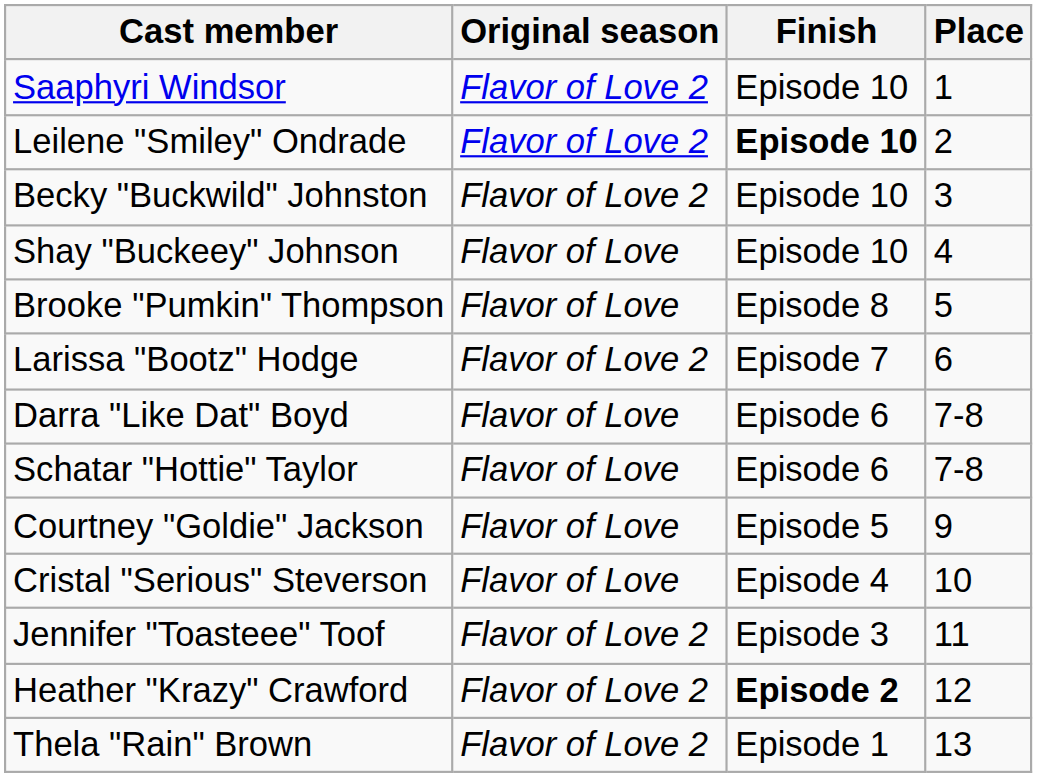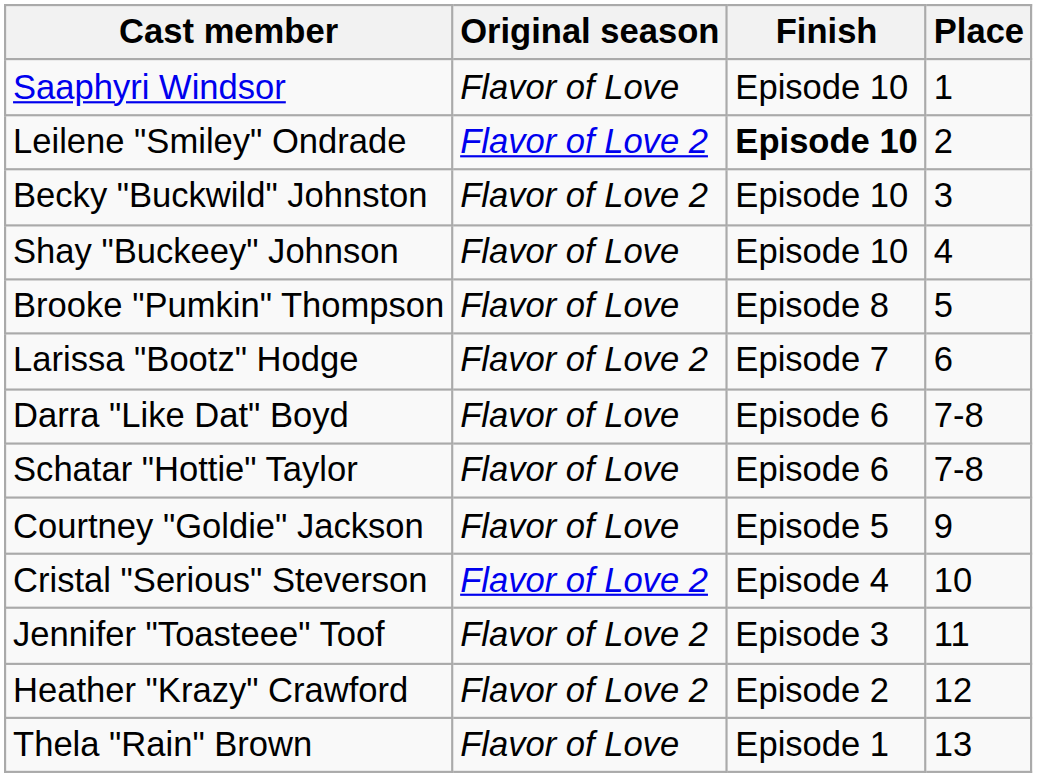(584, 86) Flavor of Love 2 -> (570, 86) Flavor of Love
(570, 580) Flavor of Love -> (584, 580) Flavor of Love 2
(817, 689) bold -> (812, 689) normal
(584, 744) Flavor of Love 2 -> (570, 744) Flavor of Love
